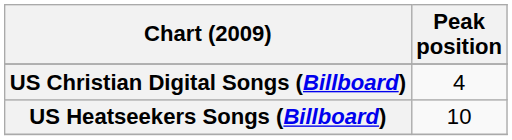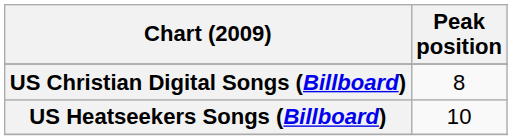(459, 81) 4 -> (459, 81) 8
